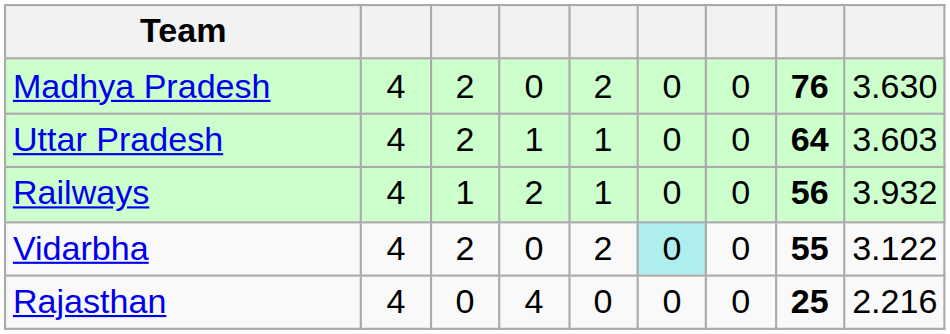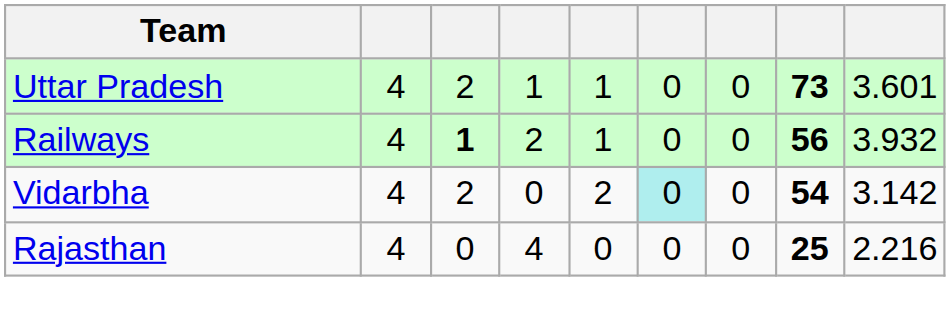- row: (142, 85)
(810, 139) 64 -> (810, 85) 73
(895, 139) 3.603 -> (895, 85) 3.601
(465, 193) normal -> (465, 139) bold
(810, 247) 55 -> (810, 193) 54
(895, 247) 3.122 -> (895, 193) 3.142
